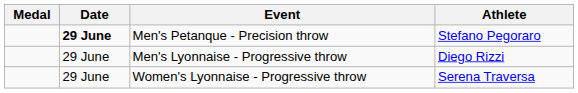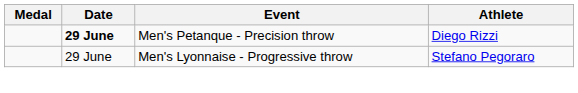(489, 35) Stefano Pegoraro -> (465, 35) Diego Rizzi
(471, 56) Diego Rizzi -> (483, 56) Stefano Pegoraro
- row: (249, 77)
